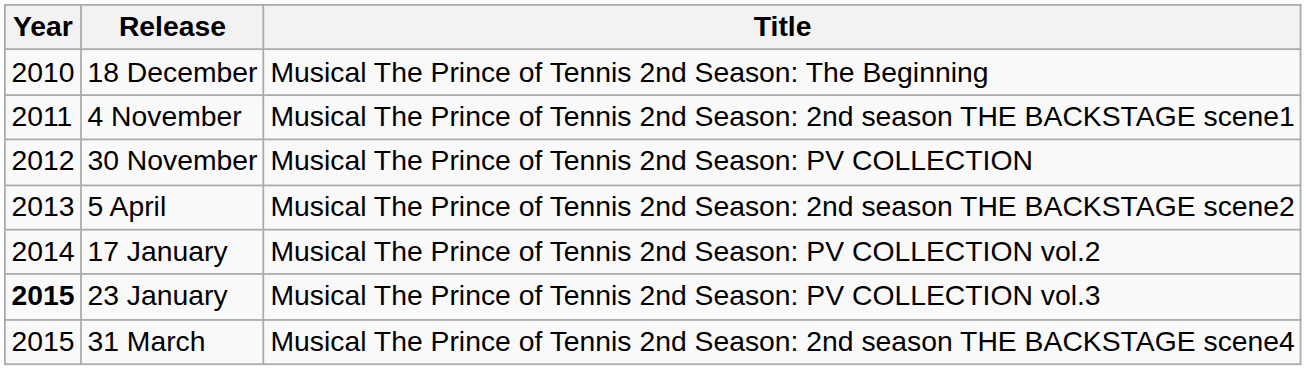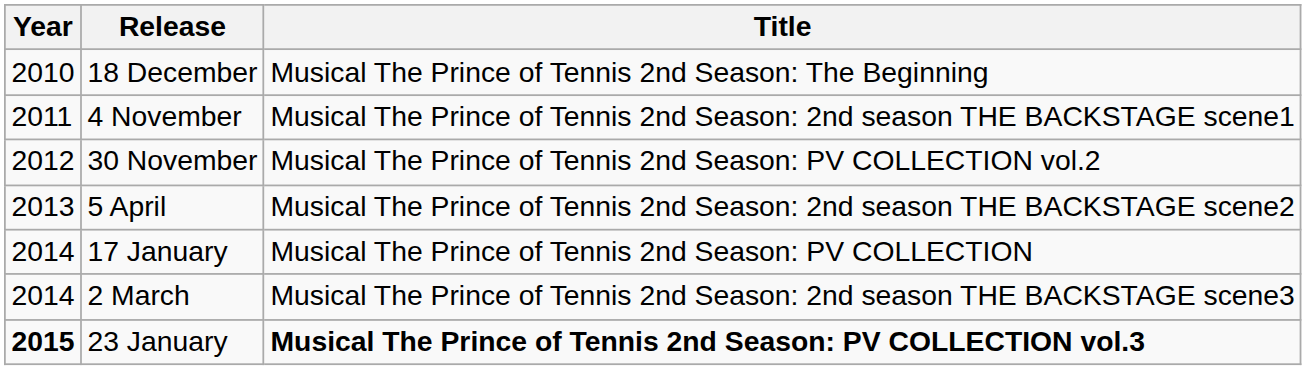(652, 161) Musical The Prince of Tennis 2nd Season: PV COLLECTION -> (686, 161) Musical The Prince of Tennis 2nd Season: PV COLLECTION vol.2
(686, 251) Musical The Prince of Tennis 2nd Season: PV COLLECTION vol.2 -> (652, 251) Musical The Prince of Tennis 2nd Season: PV COLLECTION
+ row: (139, 296)
(686, 296) normal -> (708, 341) bold
- row: (146, 341)
